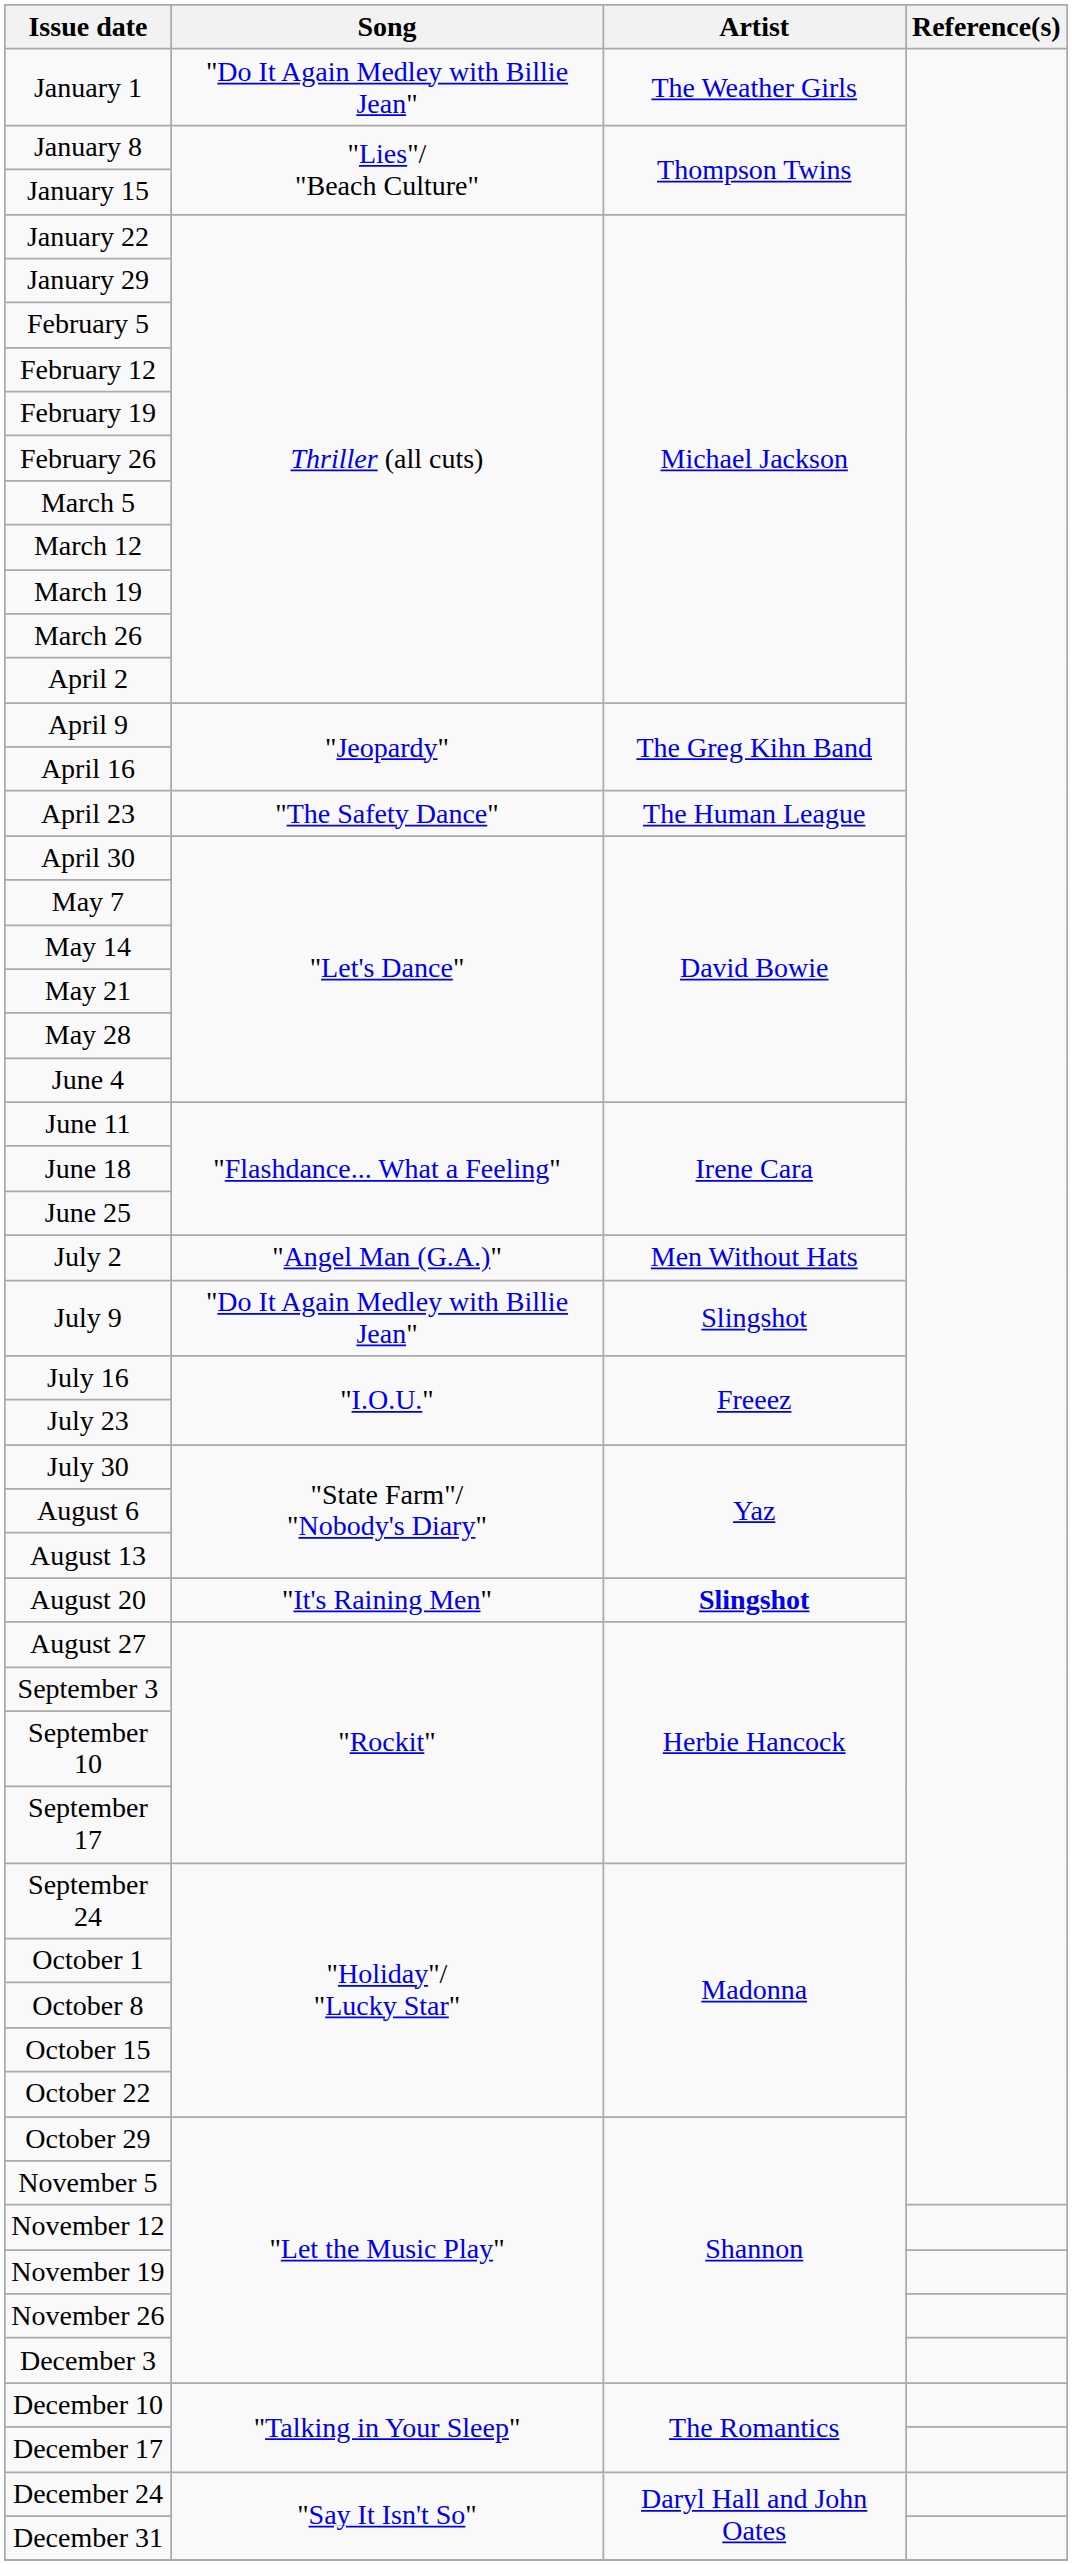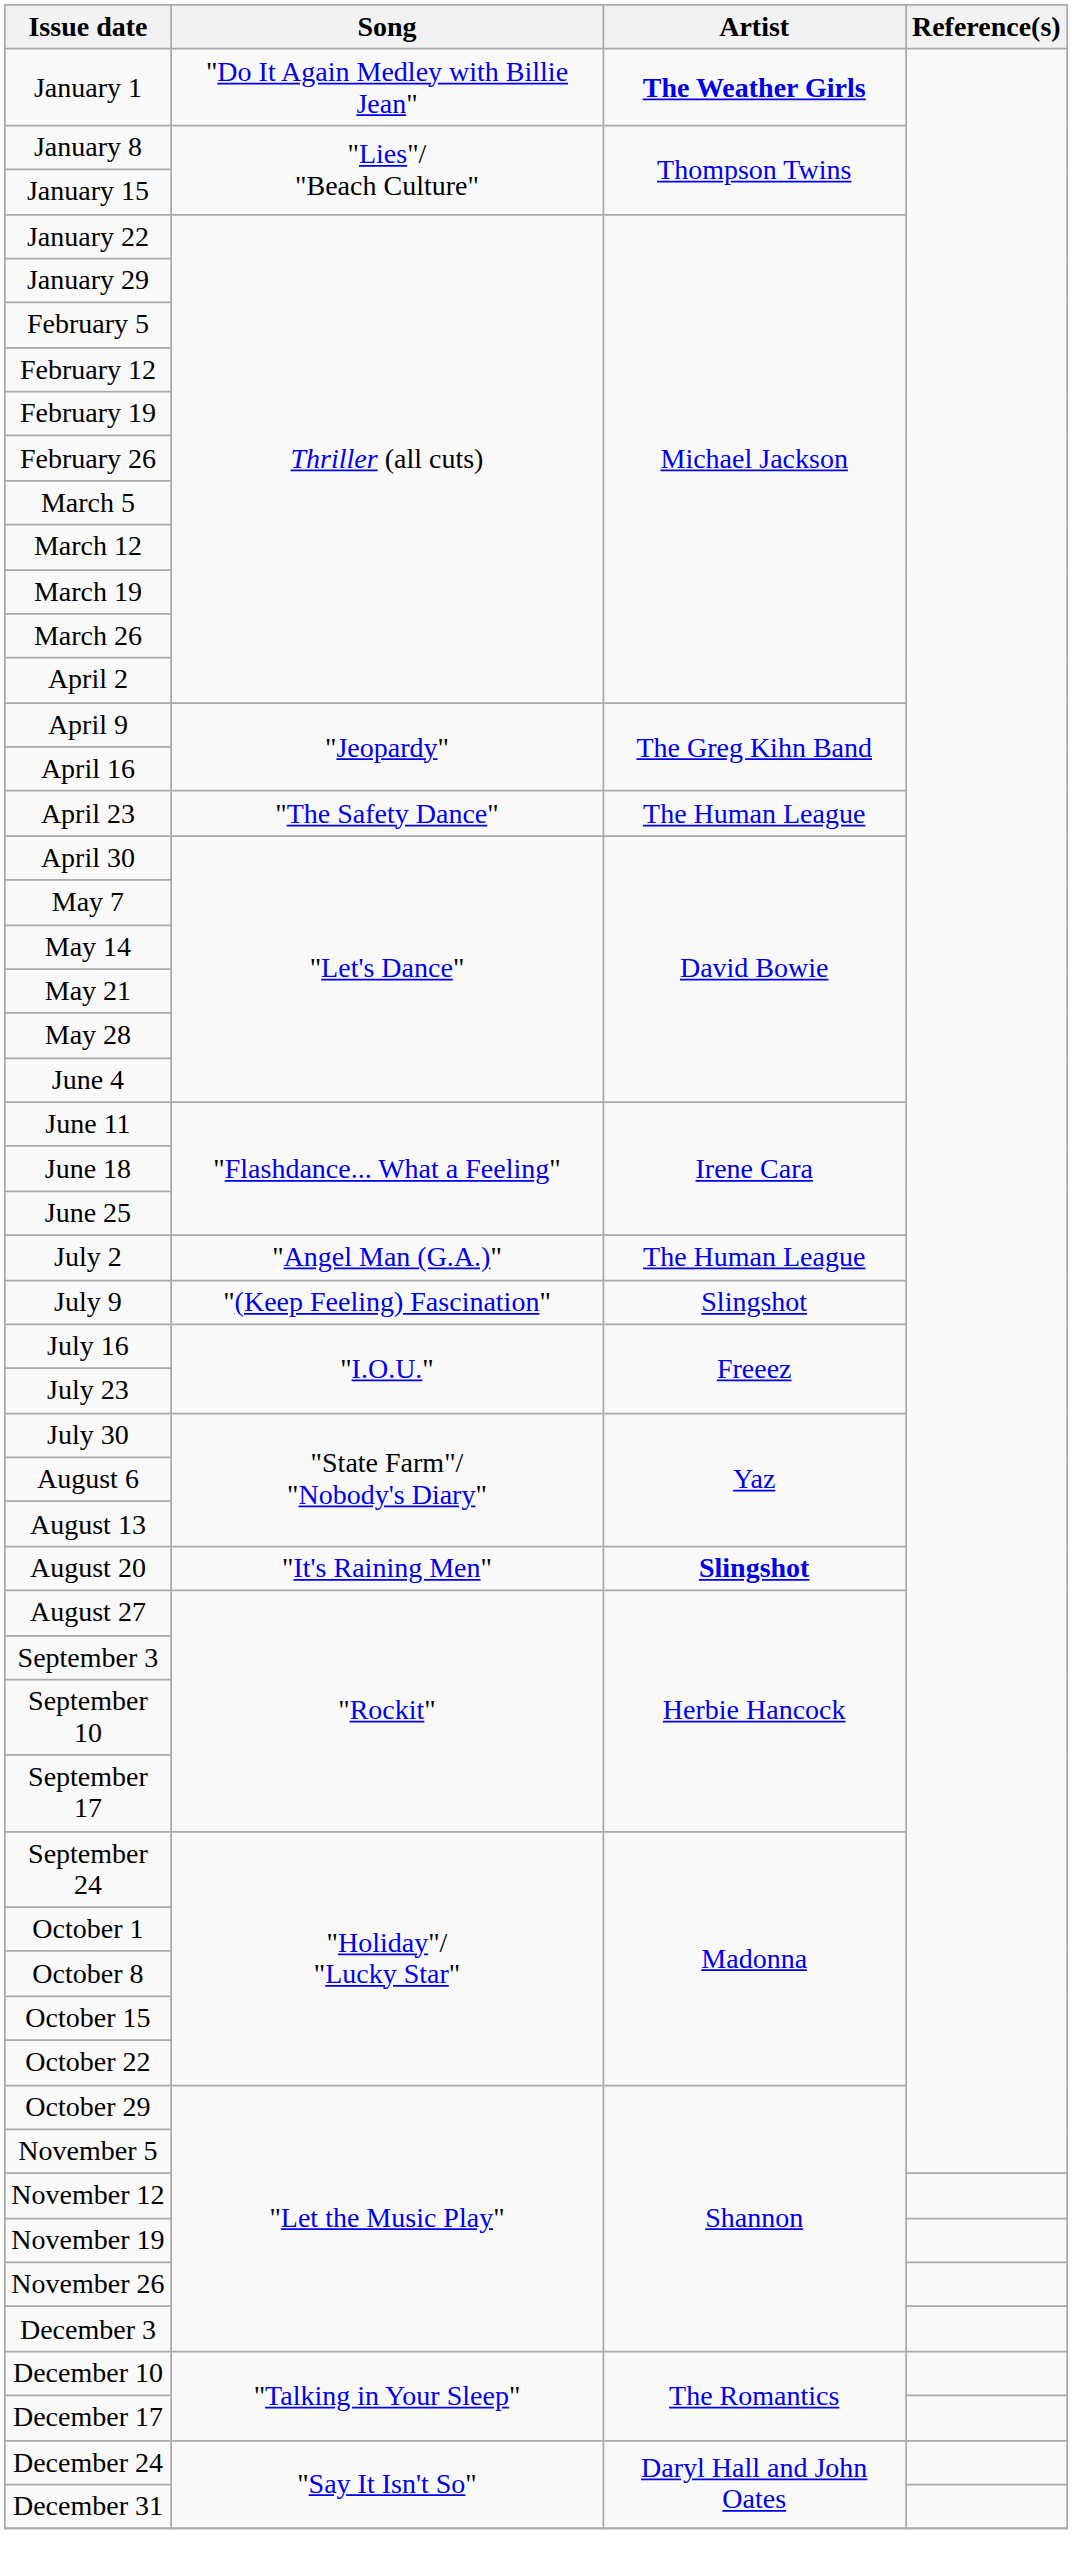(754, 86) normal -> (754, 86) bold
(754, 1257) Men Without Hats -> (754, 1257) The Human League
(387, 1317) "Do It Again Medley with Billie Jean" -> (387, 1301) "(Keep Feeling) Fascination"
